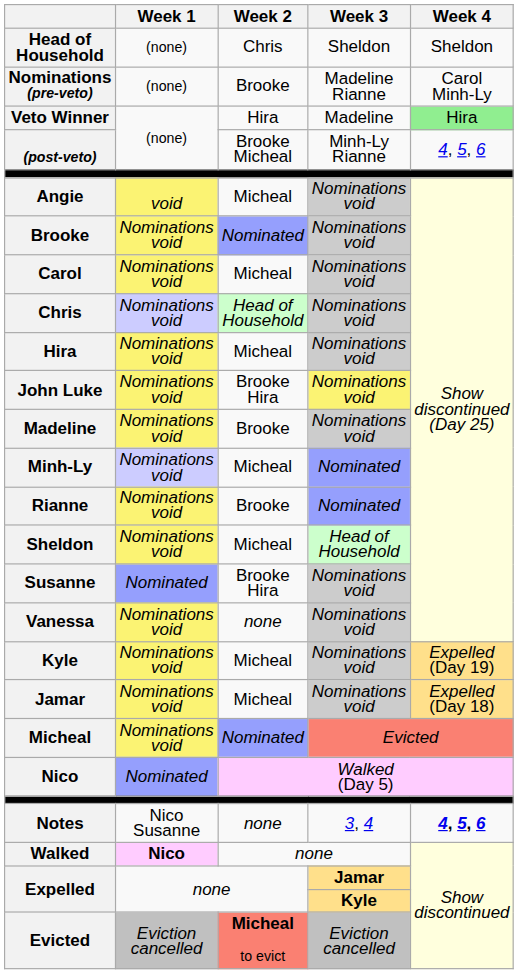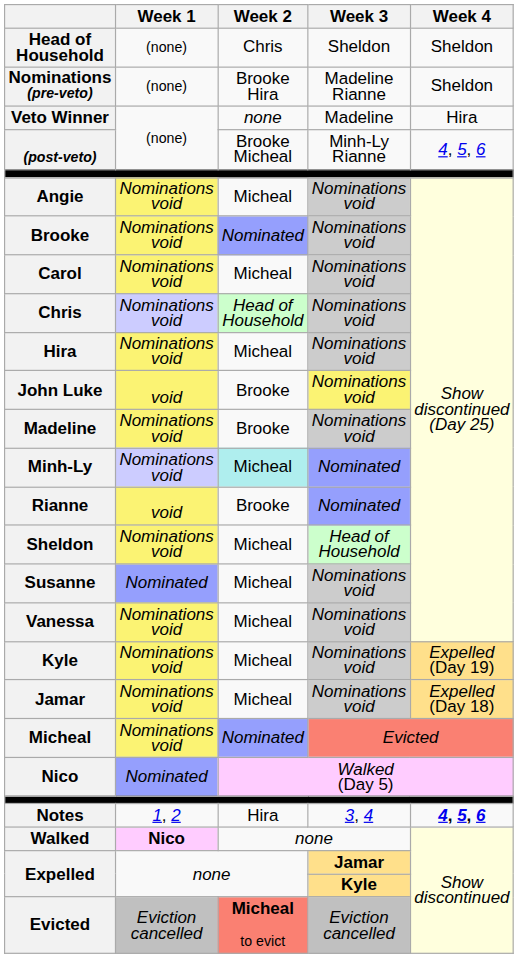(263, 86) Brooke -> (263, 86) Brooke Hira
(462, 86) Carol Minh-Ly -> (462, 86) Sheldon
(263, 118) Hira -> (263, 118) none
(462, 118) lightgreen background -> (462, 118) no background
(167, 204) void -> (167, 197) Nominations void
(167, 390) Nominations void -> (167, 397) void
(263, 390) Brooke Hira -> (263, 390) Brooke
(263, 467) no background -> (263, 467) paleturquoise background
(167, 506) Nominations void -> (167, 513) void
(263, 583) Brooke Hira -> (263, 583) Micheal
(263, 622) none -> (263, 622) Micheal
(167, 823) Nico Susanne -> (167, 815) 1, 2
(263, 823) none -> (263, 815) Hira
